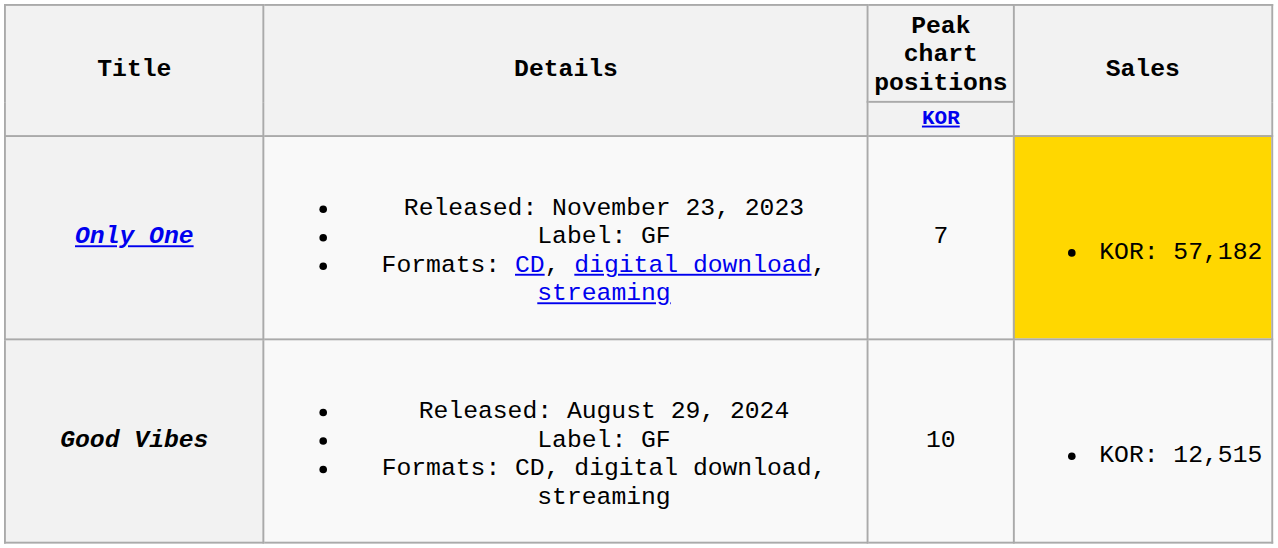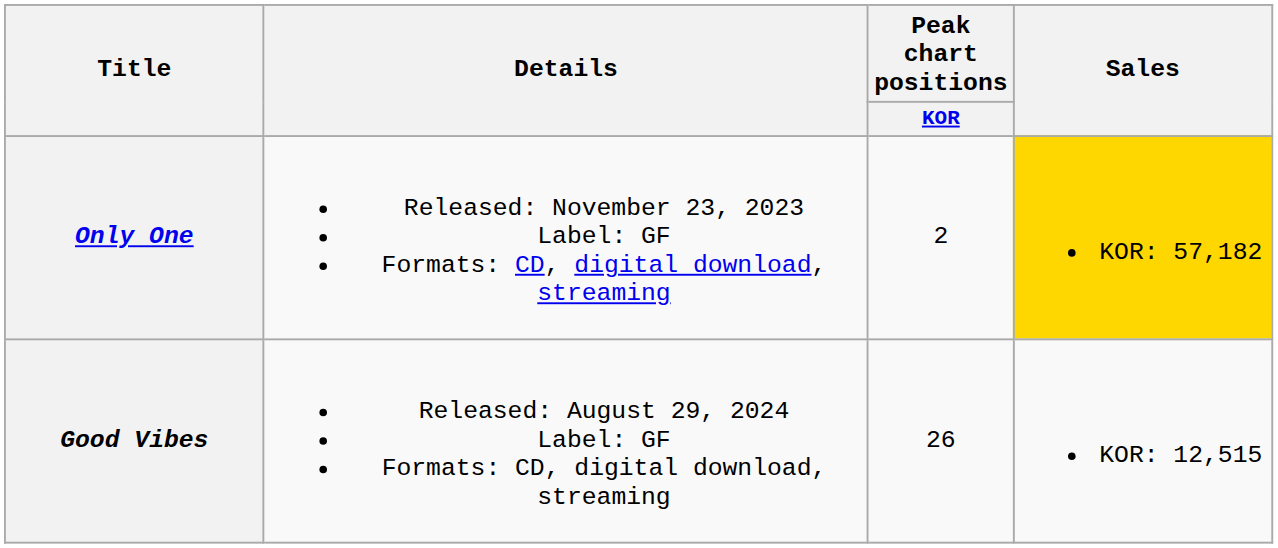(941, 237) 7 -> (941, 237) 2
(941, 441) 10 -> (941, 441) 26
